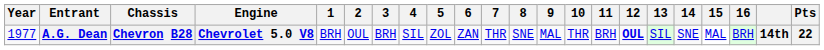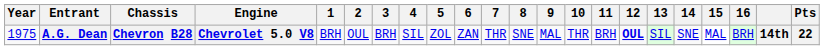(22, 35) 1977 -> (22, 35) 1975
